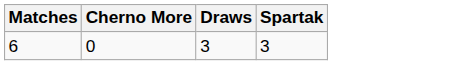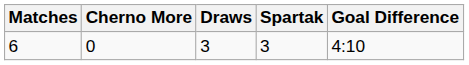+ column: (395, 18)
